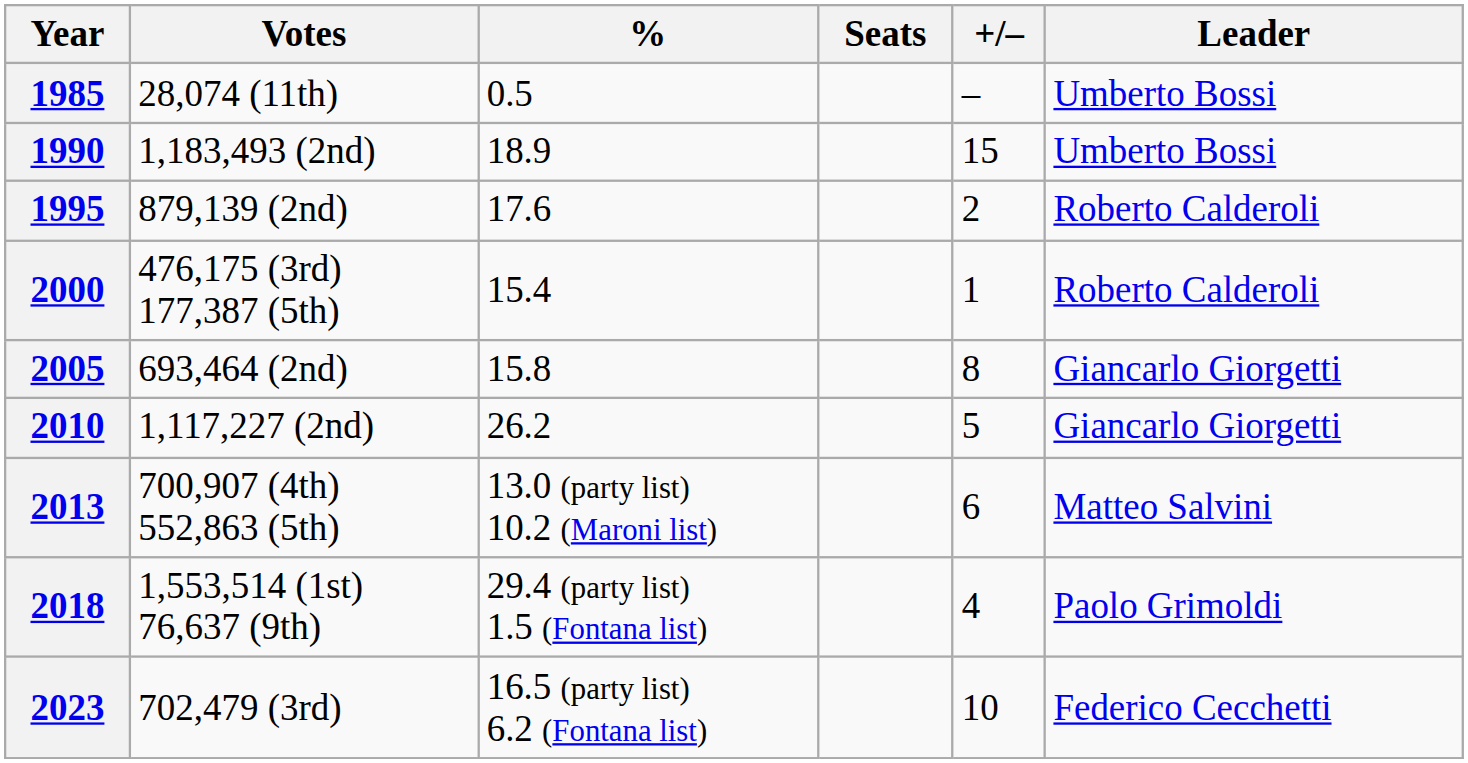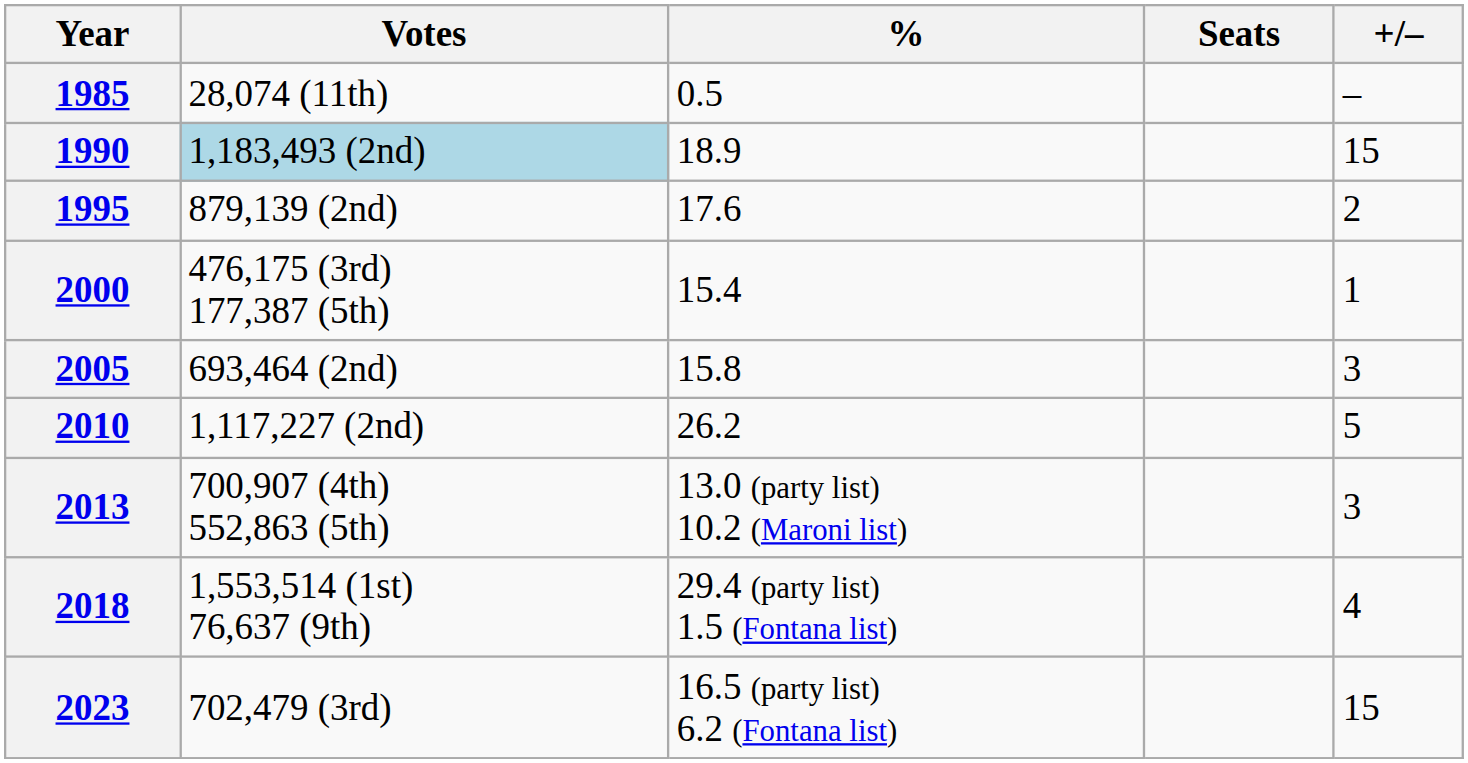- column: (1254, 33)
(257, 151) no background -> (307, 151) lightblue background
(999, 369) 8 -> (1399, 369) 3
(999, 507) 6 -> (1399, 507) 3
(999, 708) 10 -> (1399, 708) 15
